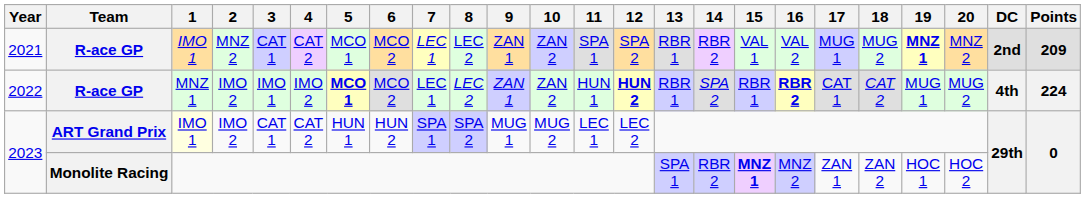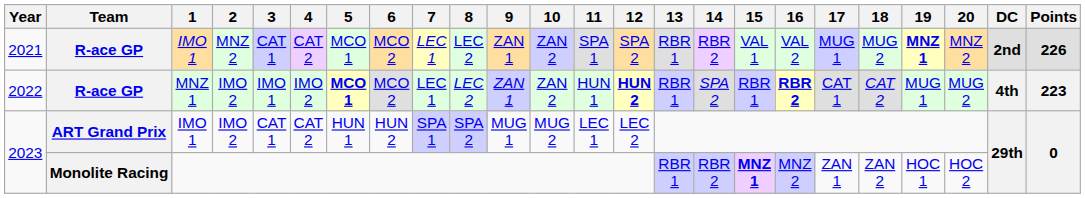(1054, 49) 209 -> (1054, 49) 226
(1054, 90) 224 -> (1054, 90) 223
(192, 131) lightyellow background -> (192, 131) no background
(675, 172) SPA 1 -> (675, 172) RBR 1
